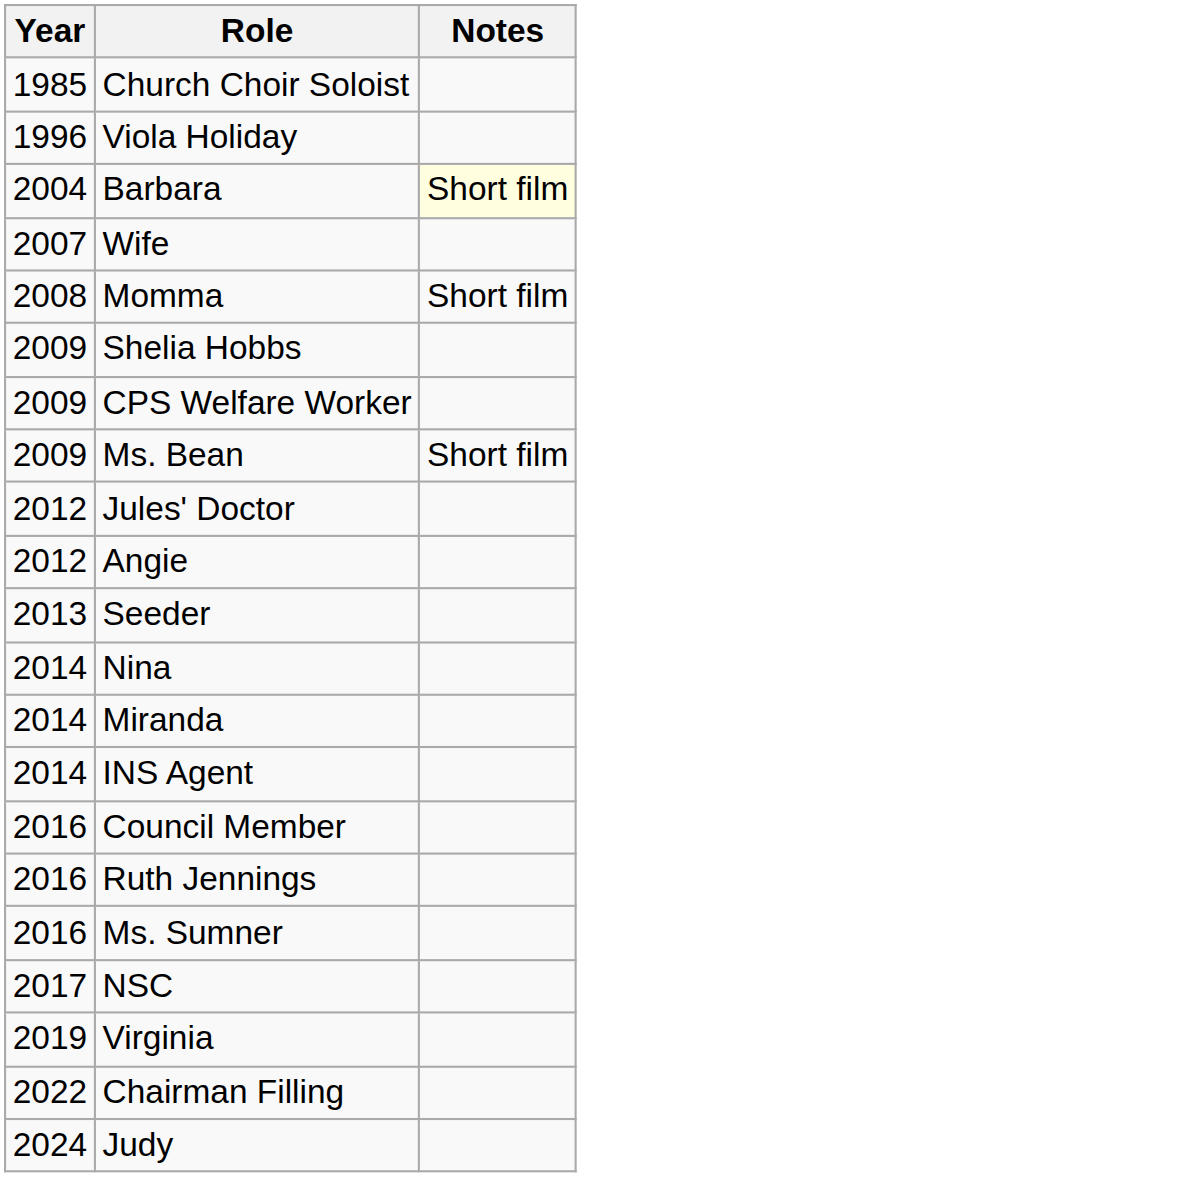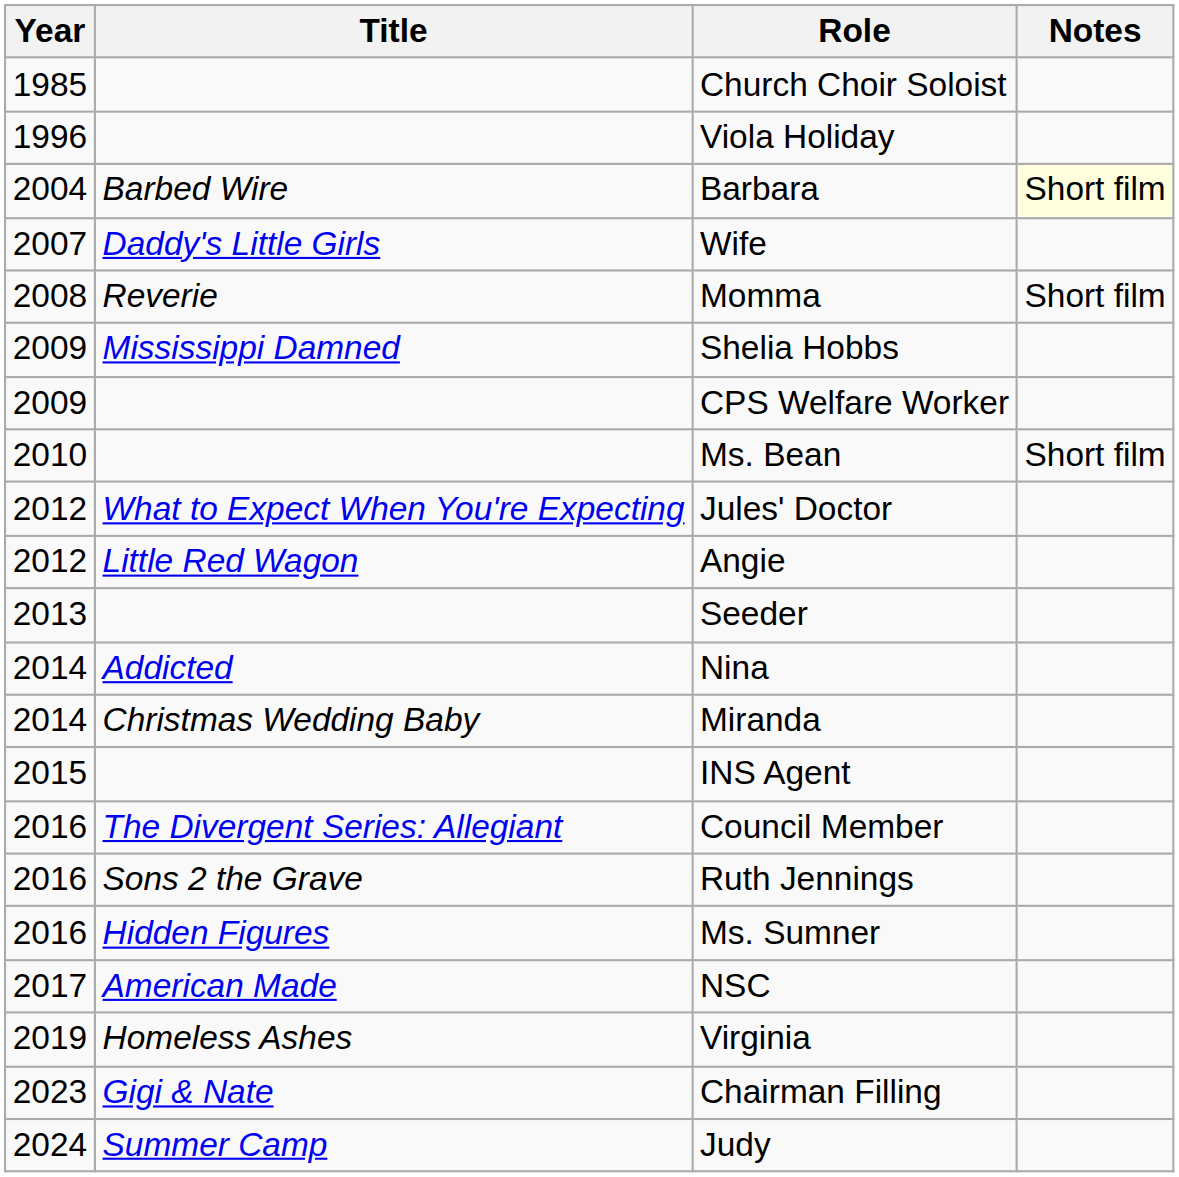+ column: (394, 31)
(50, 455) 2009 -> (50, 455) 2010
(50, 773) 2014 -> (50, 773) 2015
(50, 1091) 2022 -> (50, 1091) 2023
